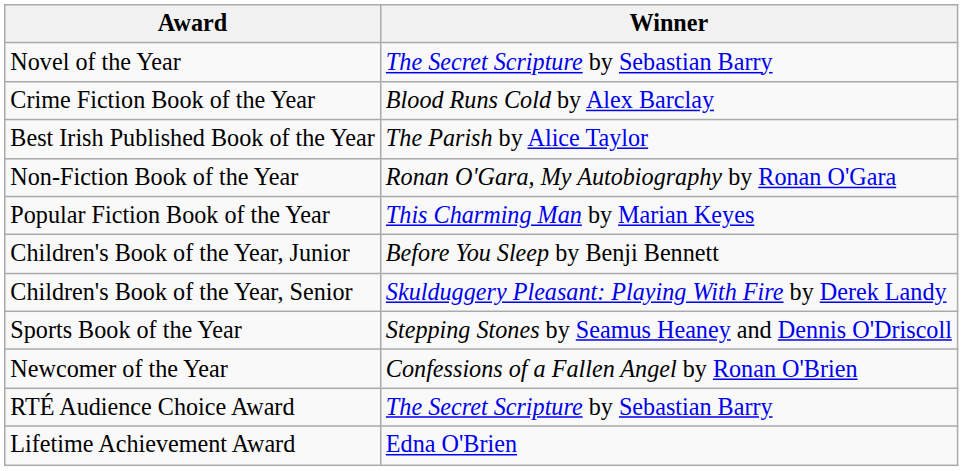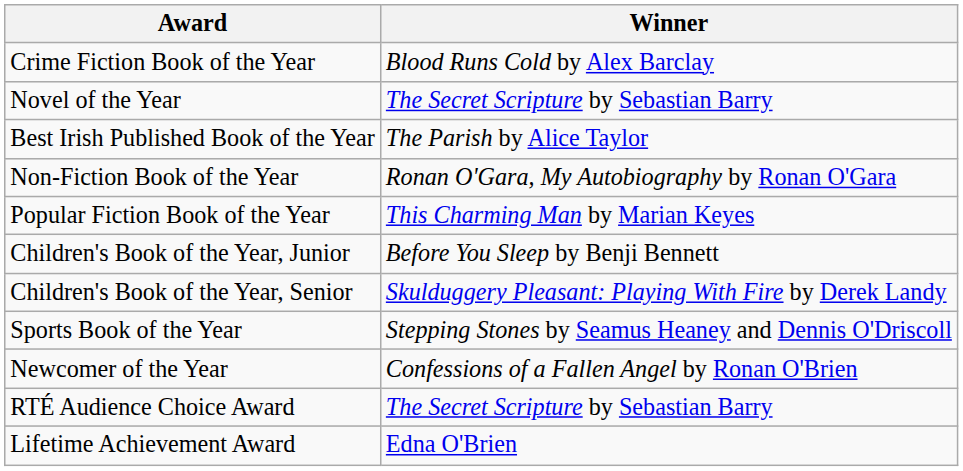rows swapped: (96, 61) <-> (163, 100)
